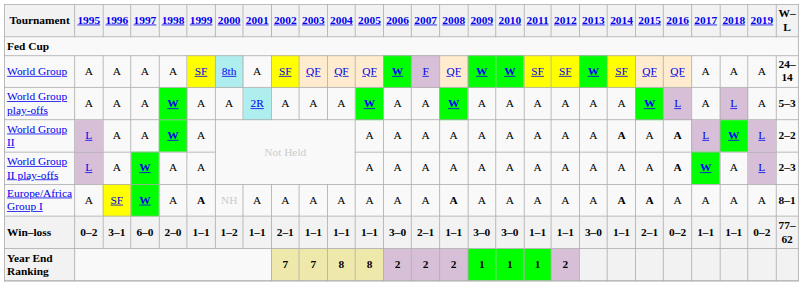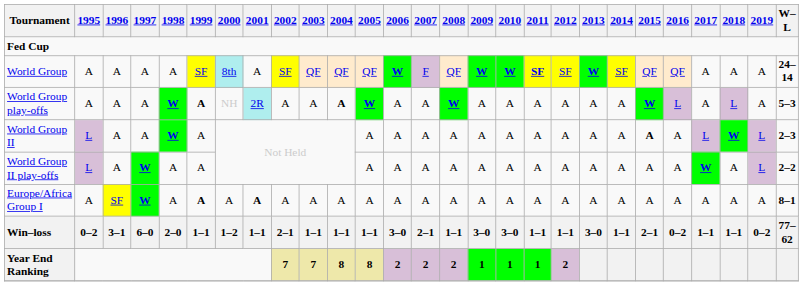(538, 71) normal -> (538, 71) bold
(201, 104) normal -> (201, 104) bold
(229, 104) A -> (229, 104) NH
(341, 104) normal -> (341, 104) bold
(621, 136) bold -> (621, 136) normal
(650, 136) normal -> (650, 136) bold
(678, 136) bold -> (678, 136) normal
(787, 136) 2–2 -> (787, 136) 2–3
(678, 168) bold -> (678, 168) normal
(787, 168) 2–3 -> (787, 168) 2–2
(229, 200) NH -> (229, 200) A
(257, 200) normal -> (257, 200) bold
(454, 200) bold -> (454, 200) normal
(621, 200) bold -> (621, 200) normal
(650, 200) bold -> (650, 200) normal
